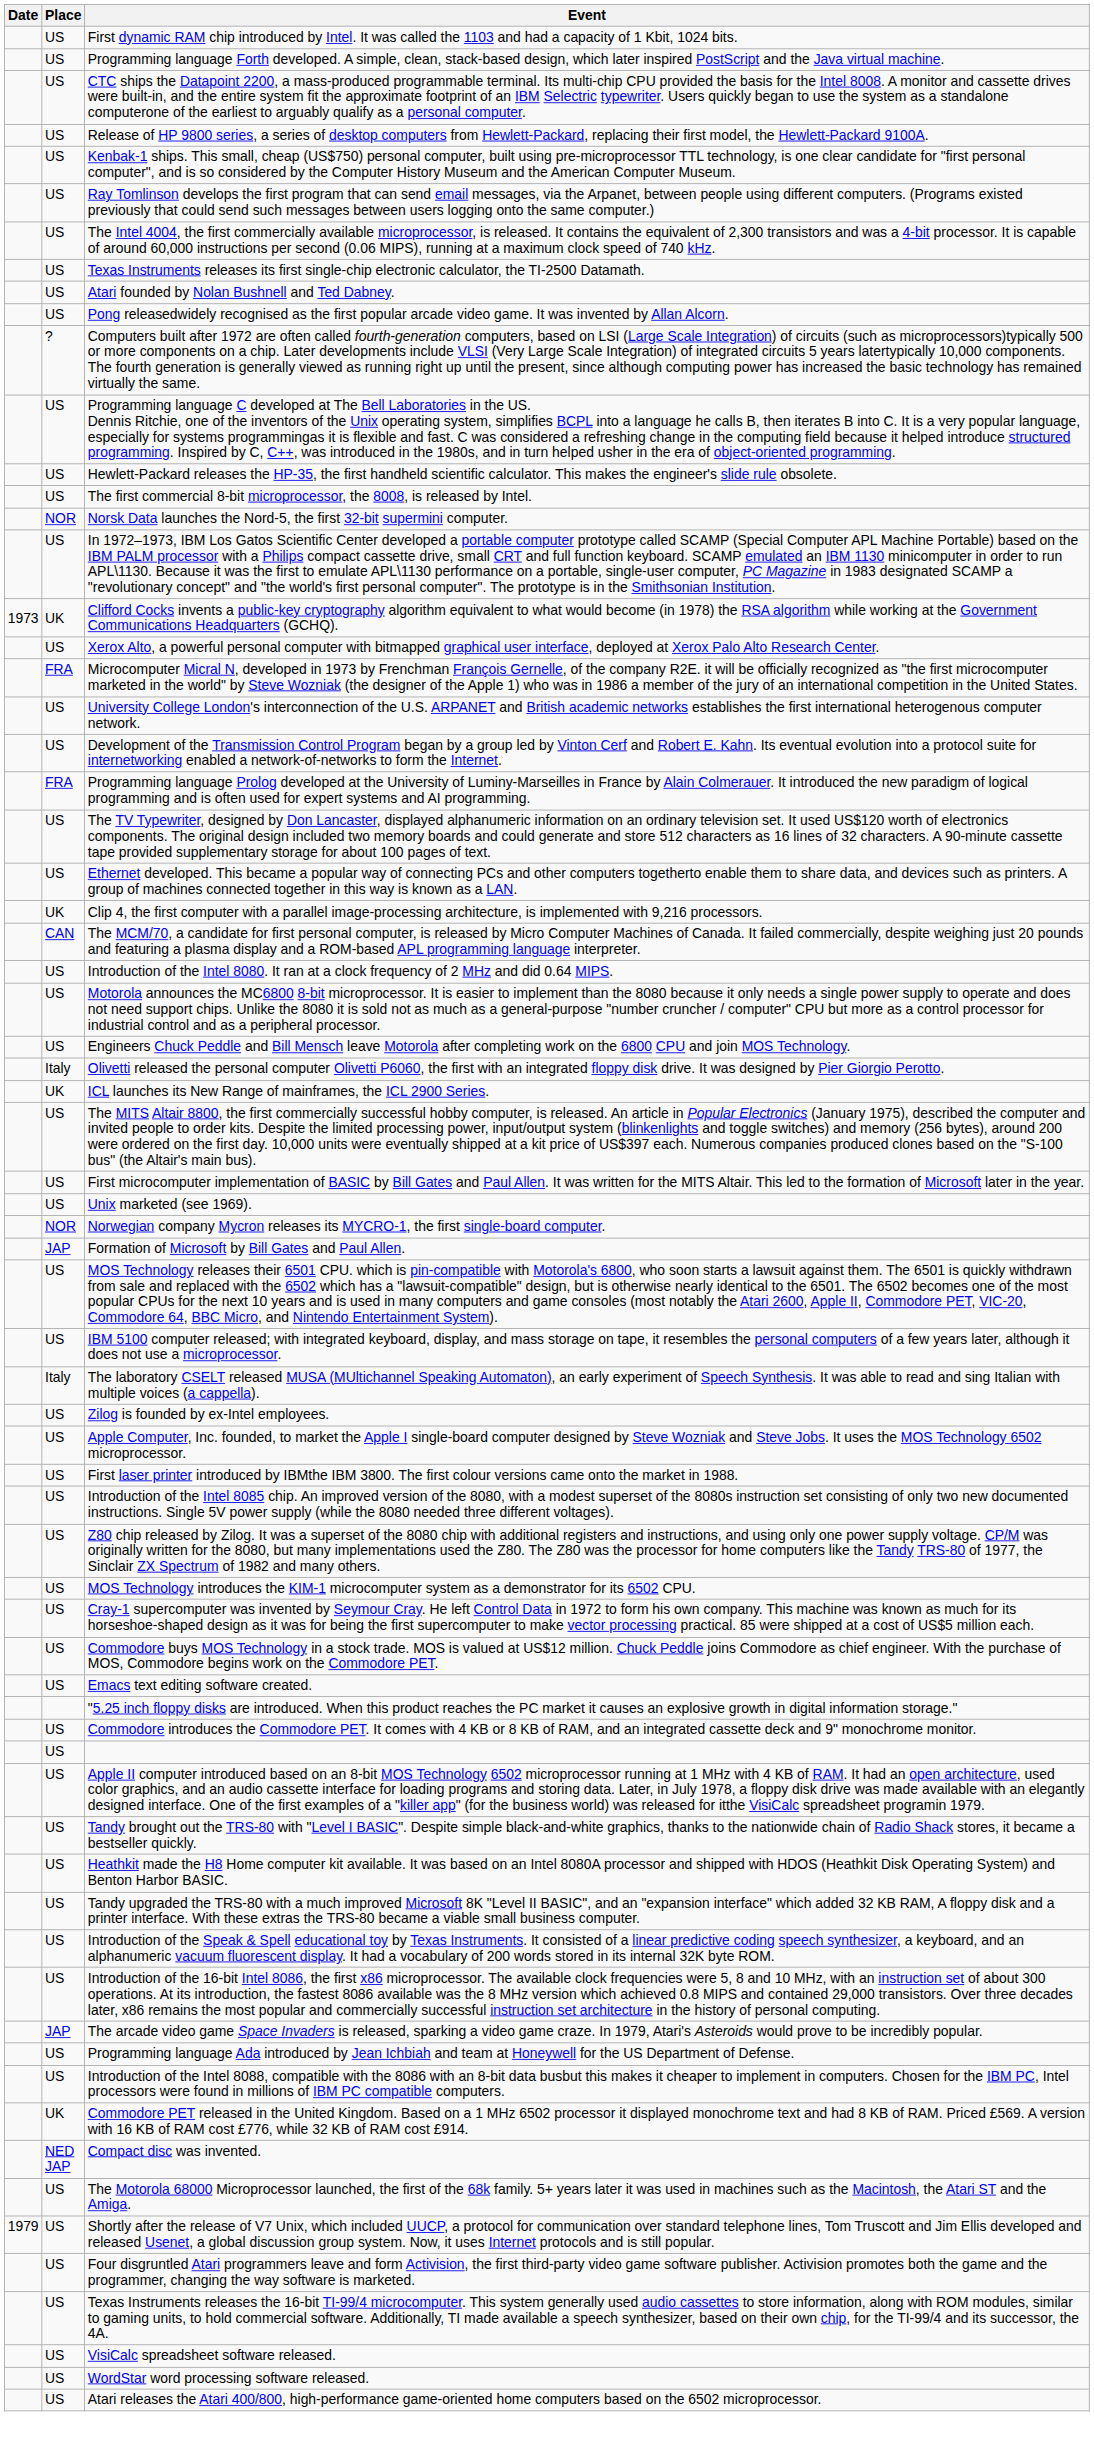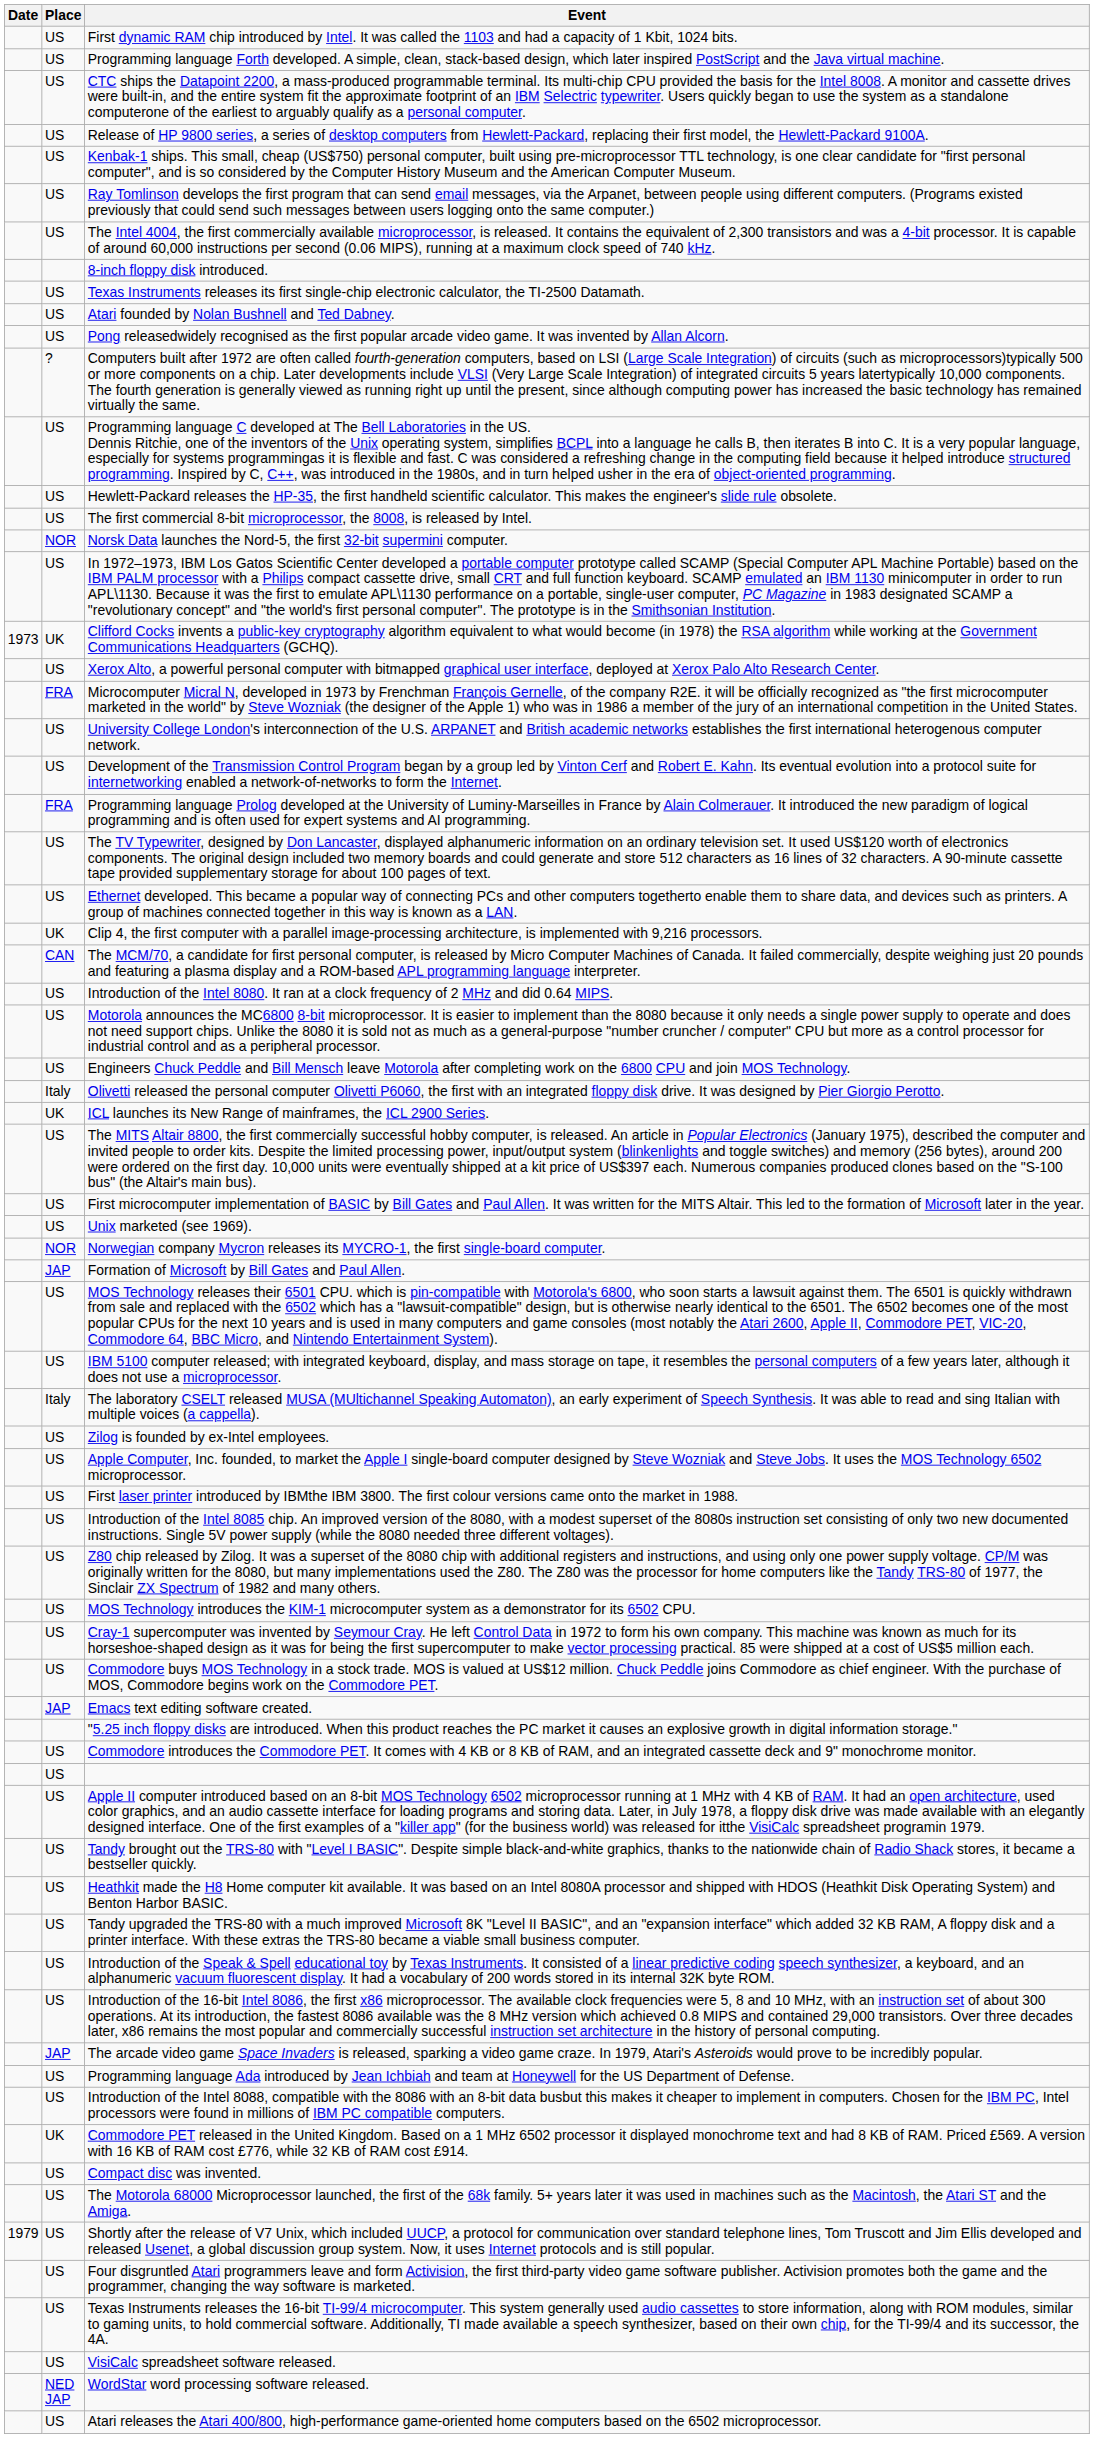+ row: (178, 270)
(55, 1685) US -> (58, 1708) JAP
(60, 2159) NED JAP -> (55, 2173) US
(55, 2378) US -> (60, 2392) NED JAP
